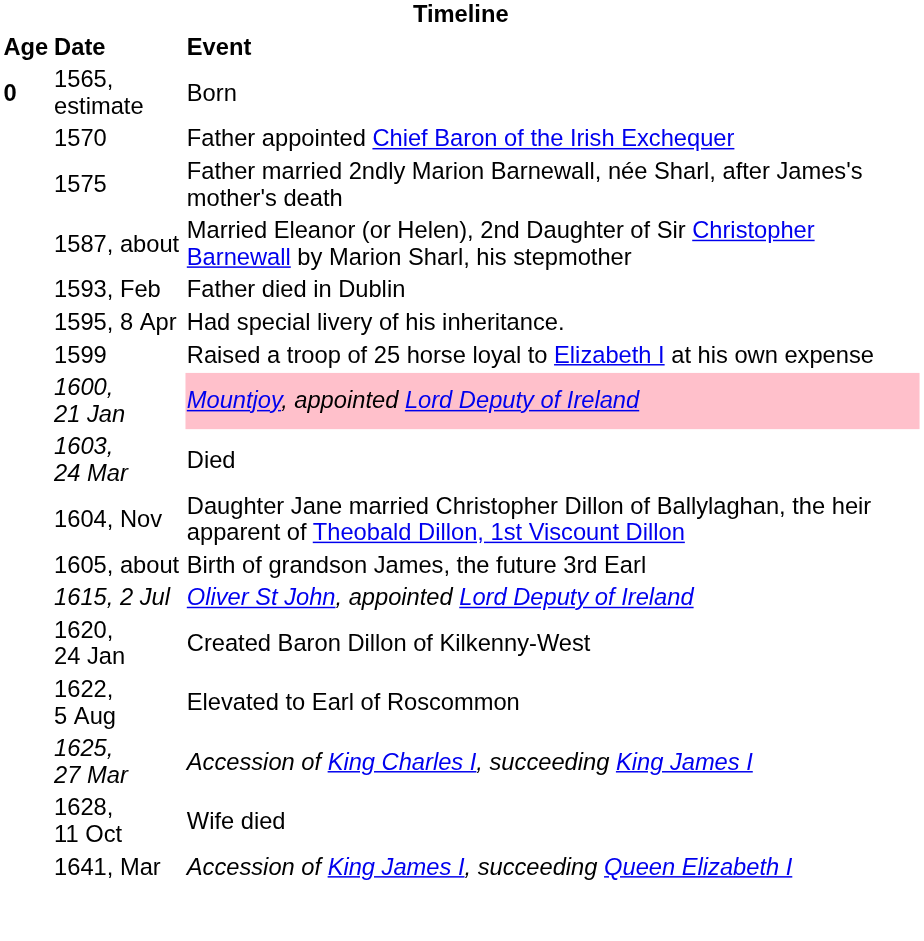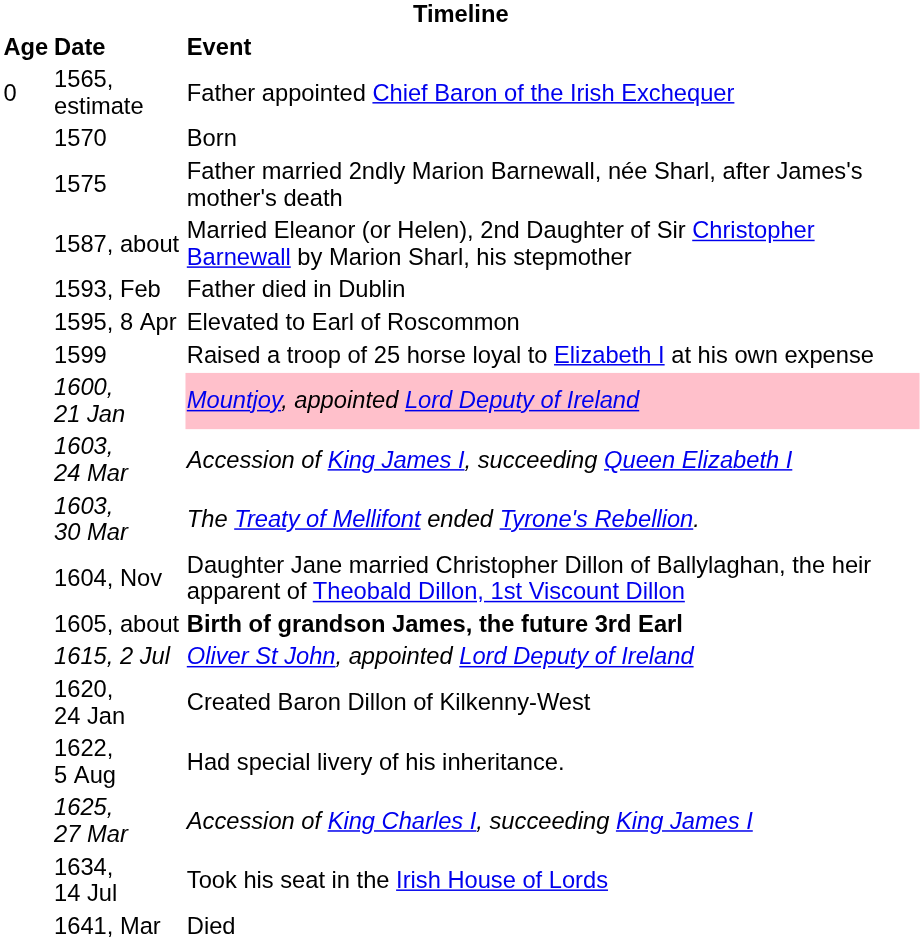(10, 92) bold -> (10, 92) normal
(212, 92) Born -> (461, 92) Father appointed Chief Baron of the Irish Exchequer
(461, 138) Father appointed Chief Baron of the Irish Exchequer -> (212, 138) Born
(376, 322) Had special livery of his inheritance. -> (353, 322) Elevated to Earl of Roscommon
(211, 460) Died -> (490, 460) Accession of King James I, succeeding Queen Elizabeth I
+ row: (91, 519)
(416, 565) normal -> (435, 624) bold
(353, 702) Elevated to Earl of Roscommon -> (376, 761) Had special livery of his inheritance.
- row: (88, 821)
+ row: (86, 880)
(490, 866) Accession of King James I, succeeding Queen Elizabeth I -> (211, 926) Died
